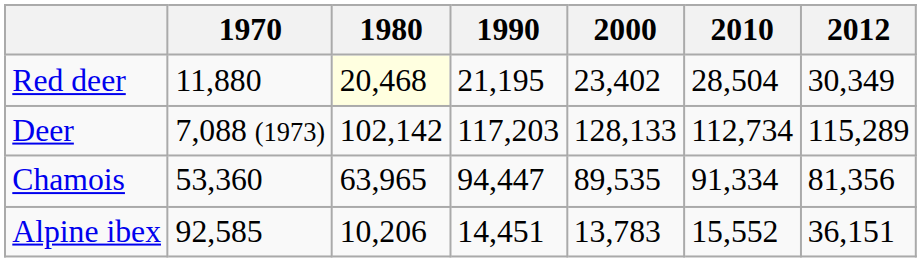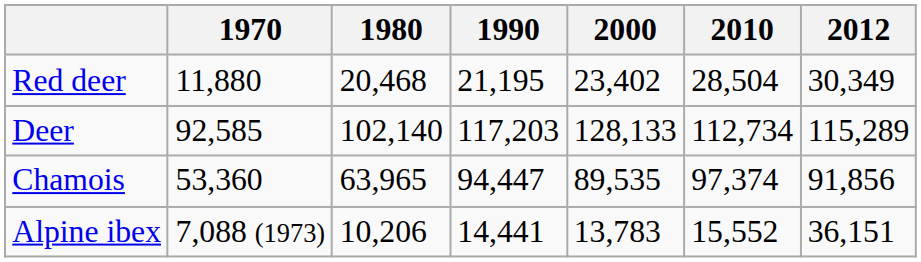(383, 79) lightyellow background -> (383, 79) no background
(250, 130) 7,088 (1973) -> (219, 130) 92,585
(391, 130) 102,142 -> (391, 130) 102,140
(735, 180) 91,334 -> (735, 180) 97,374
(851, 180) 81,356 -> (851, 180) 91,856
(219, 230) 92,585 -> (250, 230) 7,088 (1973)
(501, 230) 14,451 -> (501, 230) 14,441
